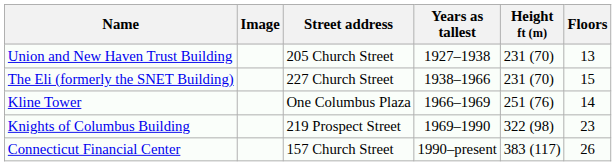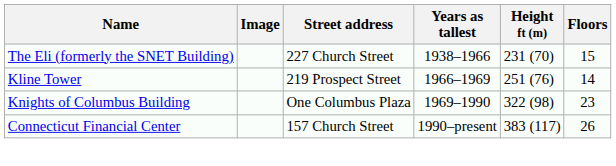- row: (120, 56)
(349, 102) One Columbus Plaza -> (344, 79) 219 Prospect Street
(344, 126) 219 Prospect Street -> (349, 102) One Columbus Plaza
